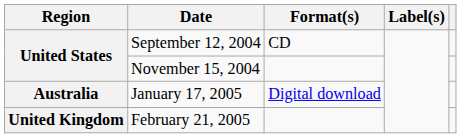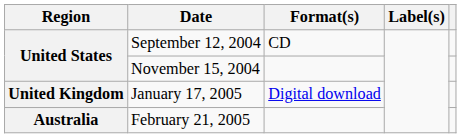(66, 94) Australia -> (66, 94) United Kingdom
(66, 119) United Kingdom -> (66, 119) Australia
